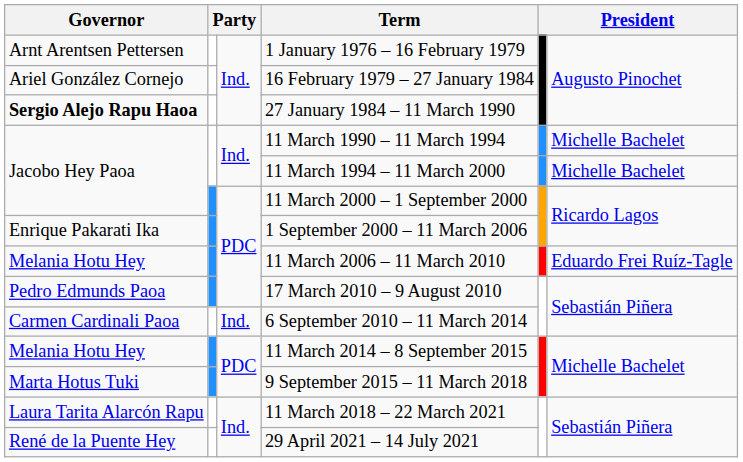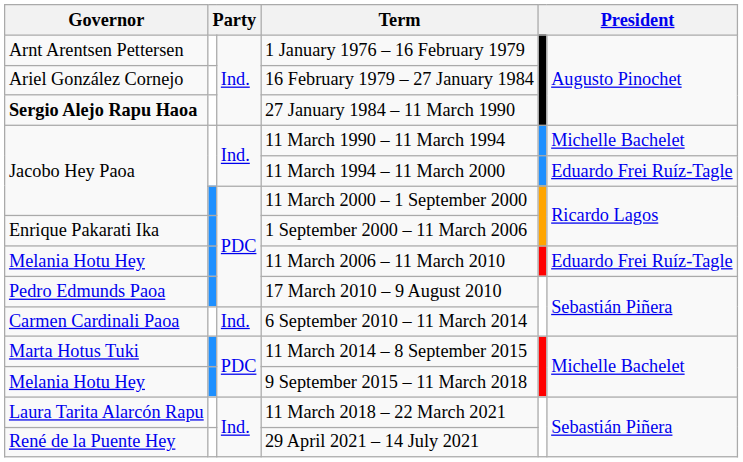(618, 170) Michelle Bachelet -> (642, 170) Eduardo Frei Ruíz-Tagle
(77, 351) Melania Hotu Hey -> (74, 351) Marta Hotus Tuki
(74, 381) Marta Hotus Tuki -> (77, 381) Melania Hotu Hey
